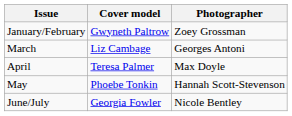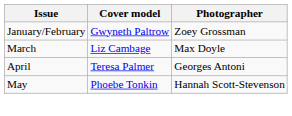(210, 48) Georges Antoni -> (200, 48) Max Doyle
(200, 66) Max Doyle -> (210, 66) Georges Antoni
- row: (28, 102)
